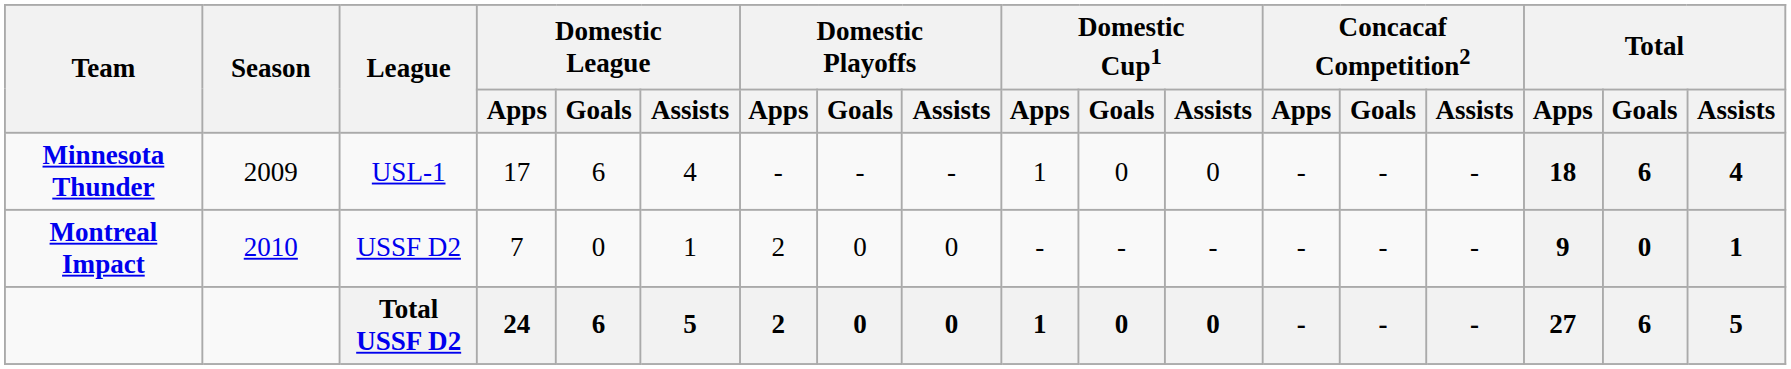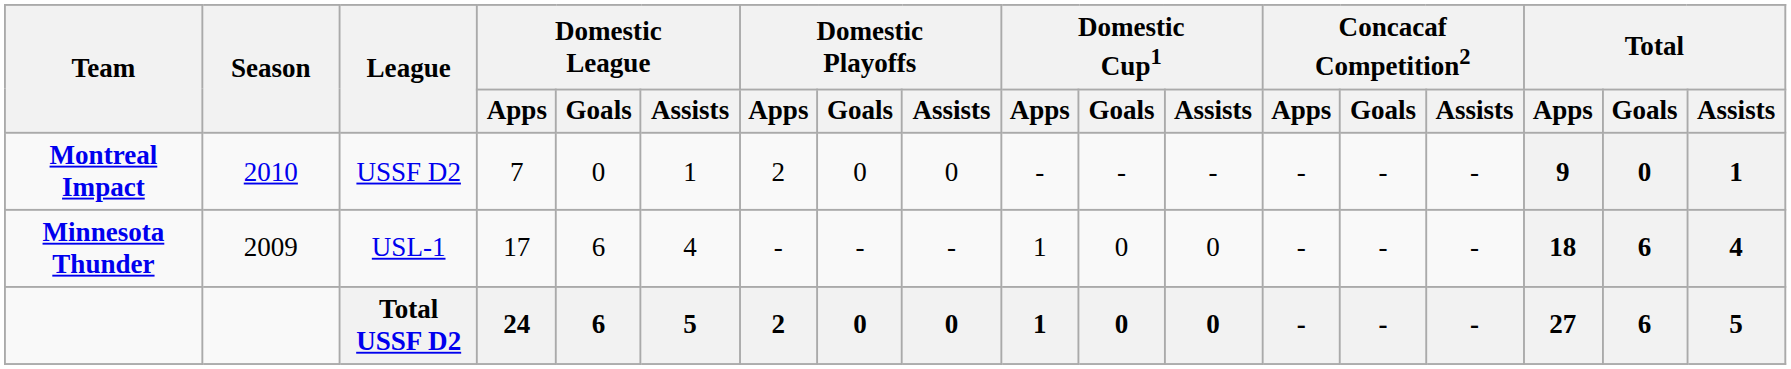rows swapped: (103, 171) <-> (103, 248)
